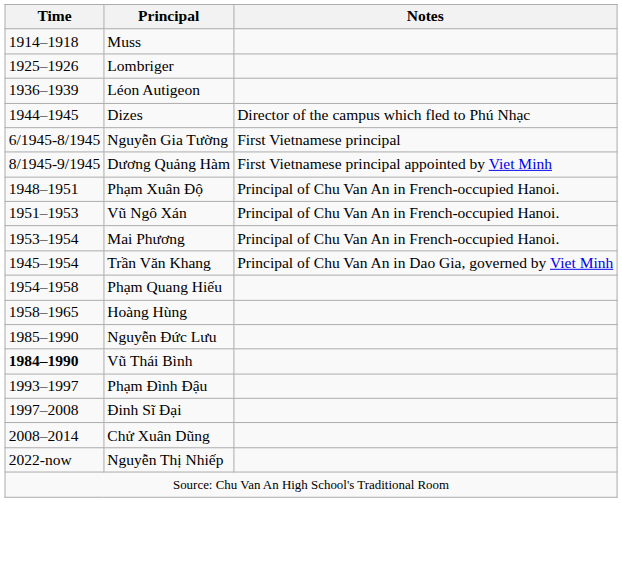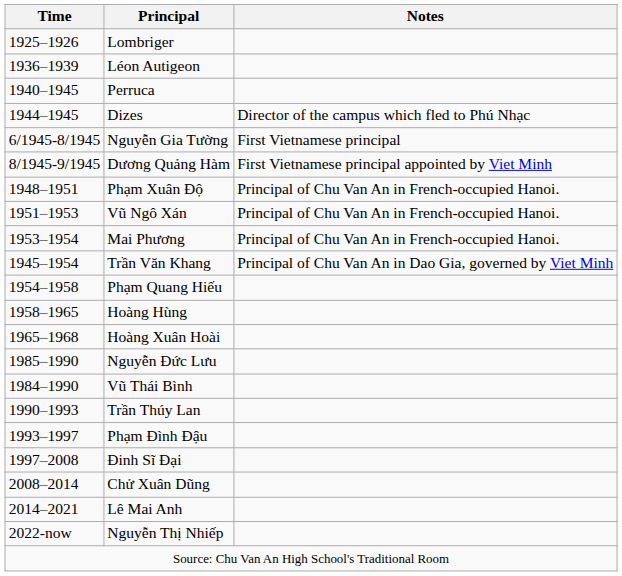- row: (124, 41)
+ row: (131, 90)
+ row: (164, 336)
(44, 361) bold -> (44, 386) normal
+ row: (154, 410)
+ row: (145, 509)
